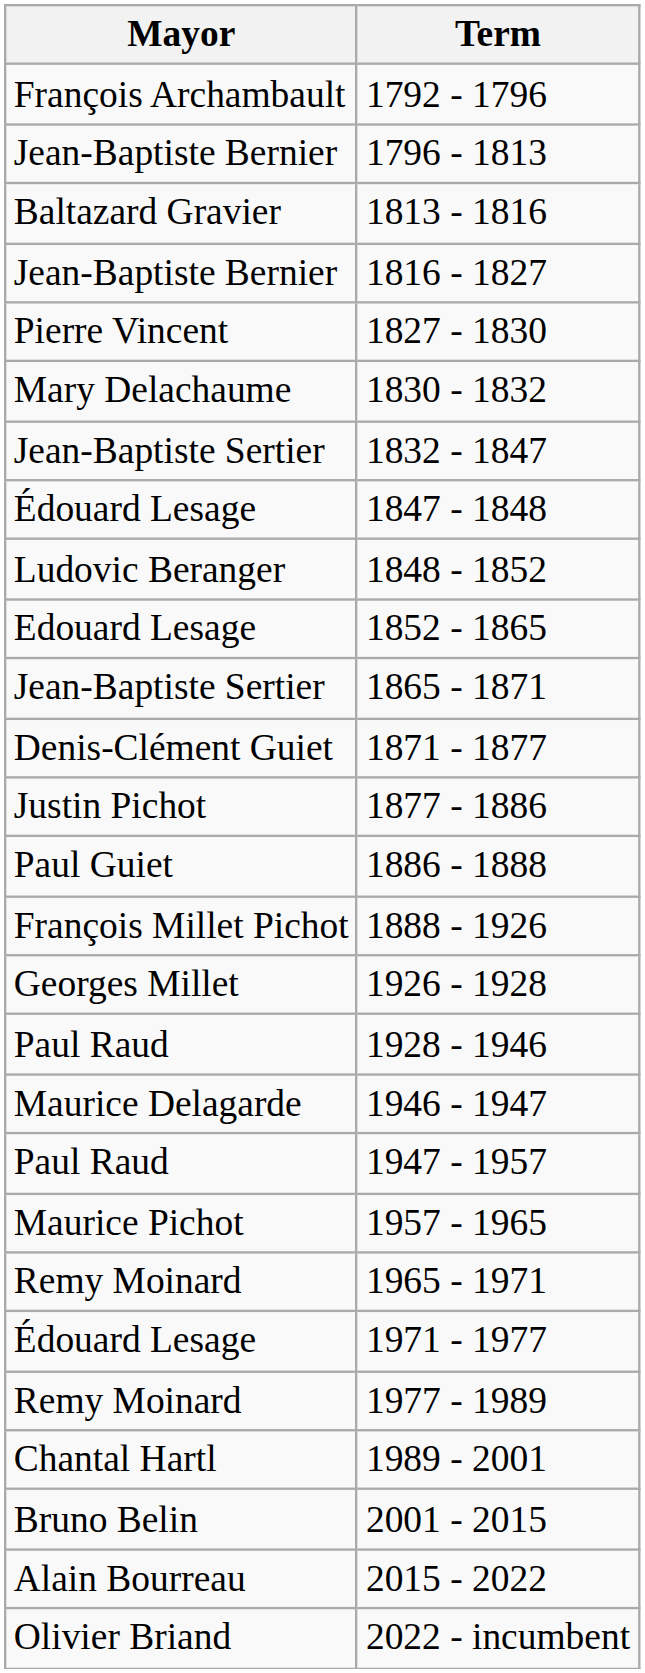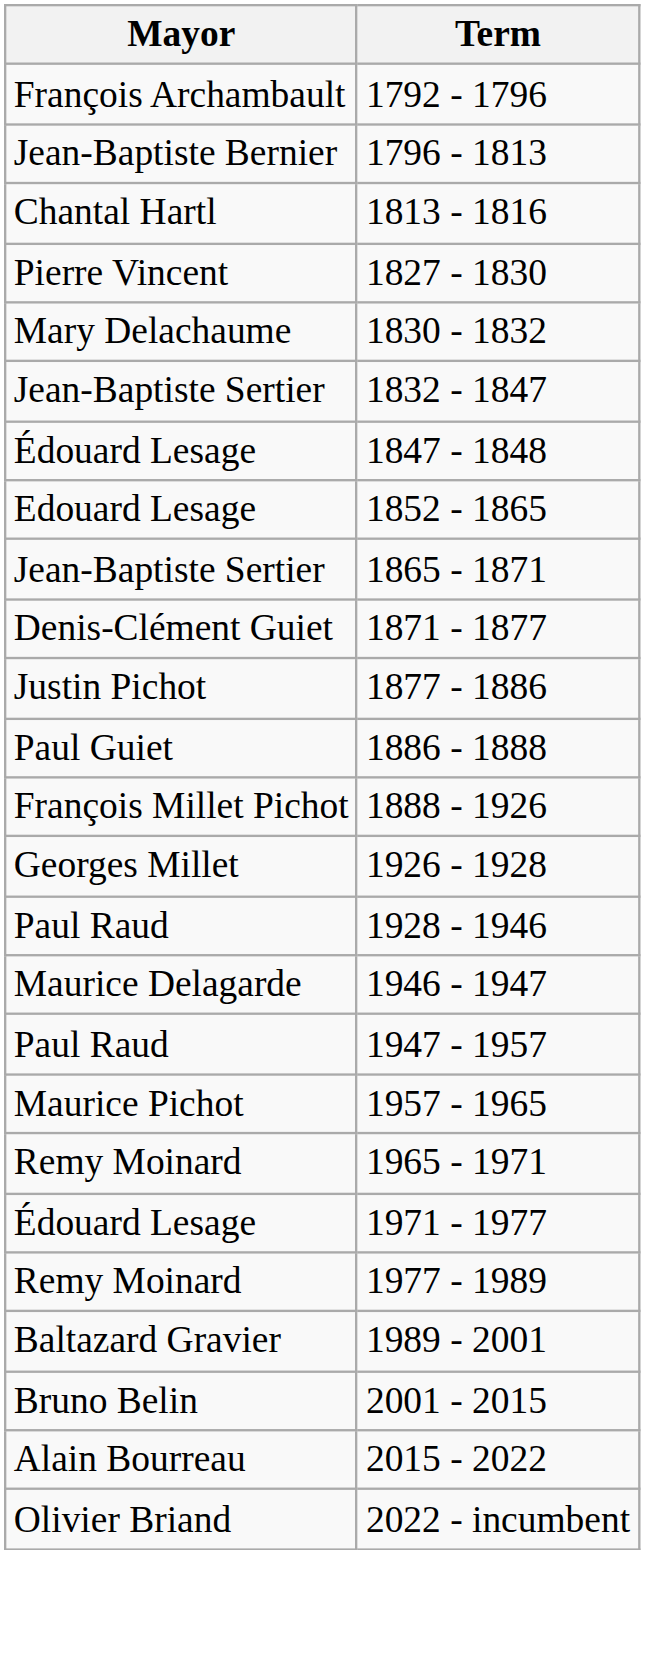(147, 212) Baltazard Gravier -> (115, 212) Chantal Hartl
- row: (456, 271)
- row: (456, 568)
(115, 1459) Chantal Hartl -> (147, 1340) Baltazard Gravier
